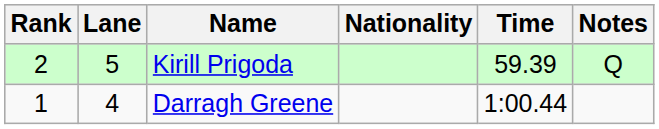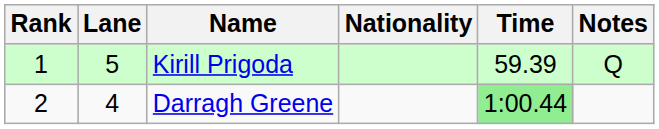(41, 63) 2 -> (41, 63) 1
(41, 103) 1 -> (41, 103) 2
(525, 103) no background -> (525, 103) lightgreen background
